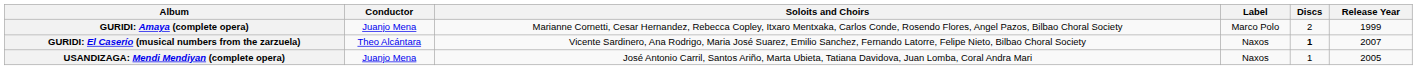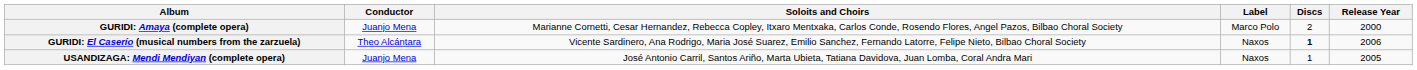(1371, 27) 1999 -> (1371, 27) 2000
(1371, 43) 2007 -> (1371, 43) 2006
